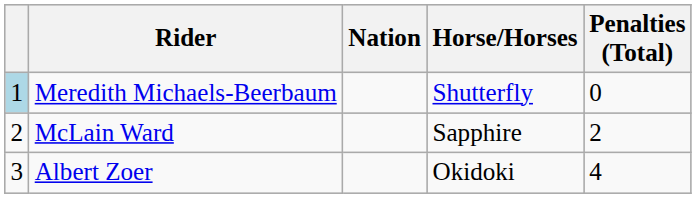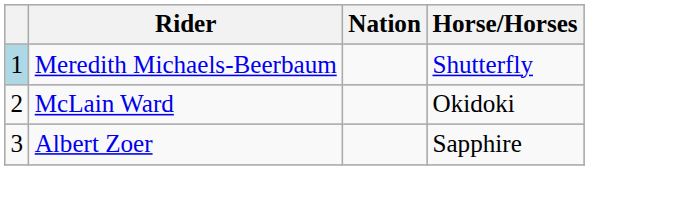- column: (637, 38)
(477, 132) Sapphire -> (474, 104) Okidoki
(474, 172) Okidoki -> (477, 143) Sapphire
